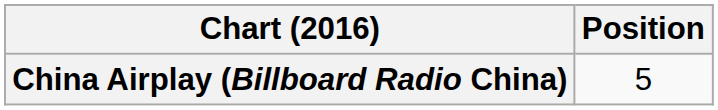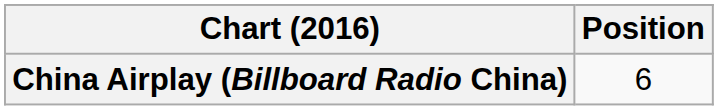(643, 78) 5 -> (643, 78) 6
